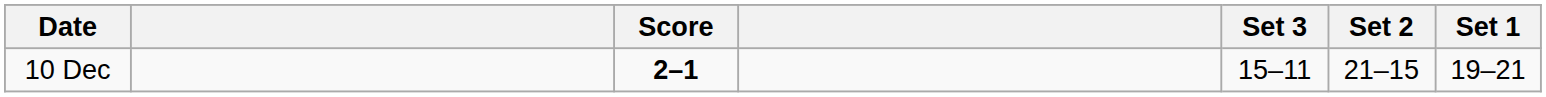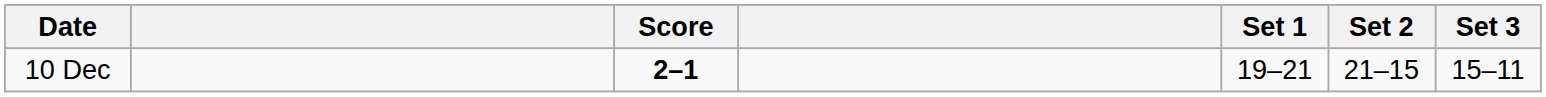columns swapped: (1488, 27) <-> (1275, 27)
